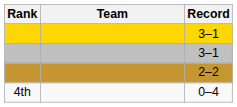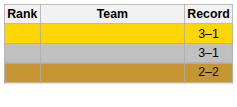- row: (22, 92)
